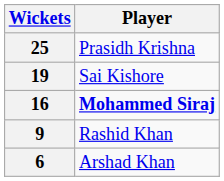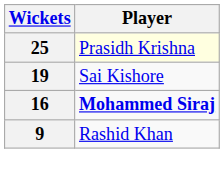(137, 47) no background -> (137, 47) lightyellow background
- row: (40, 162)
